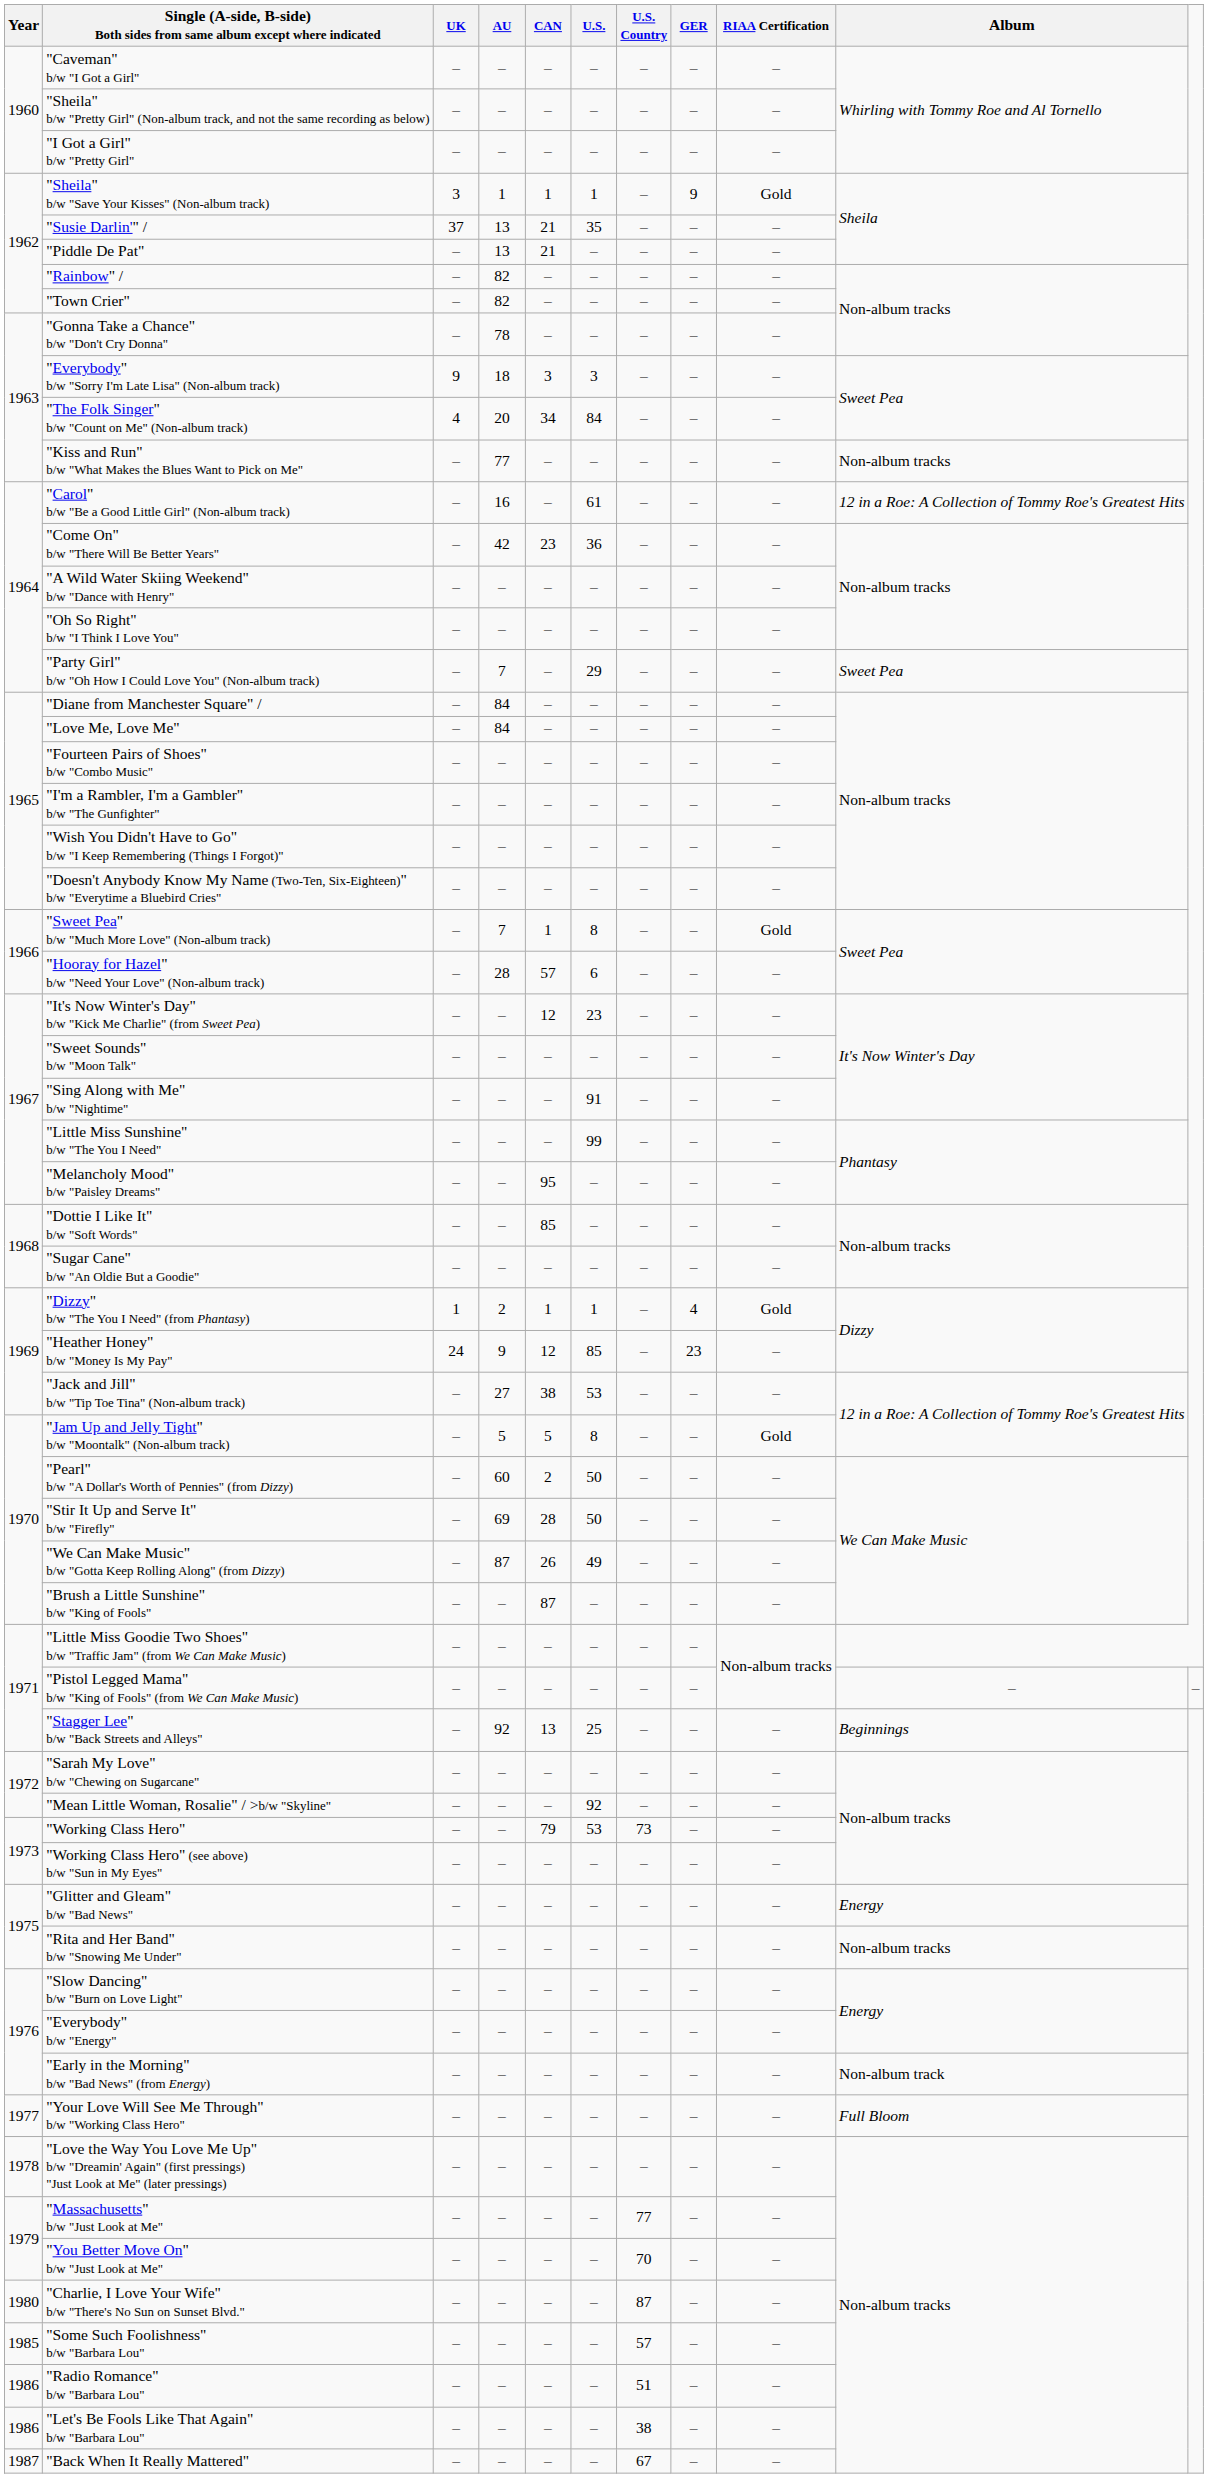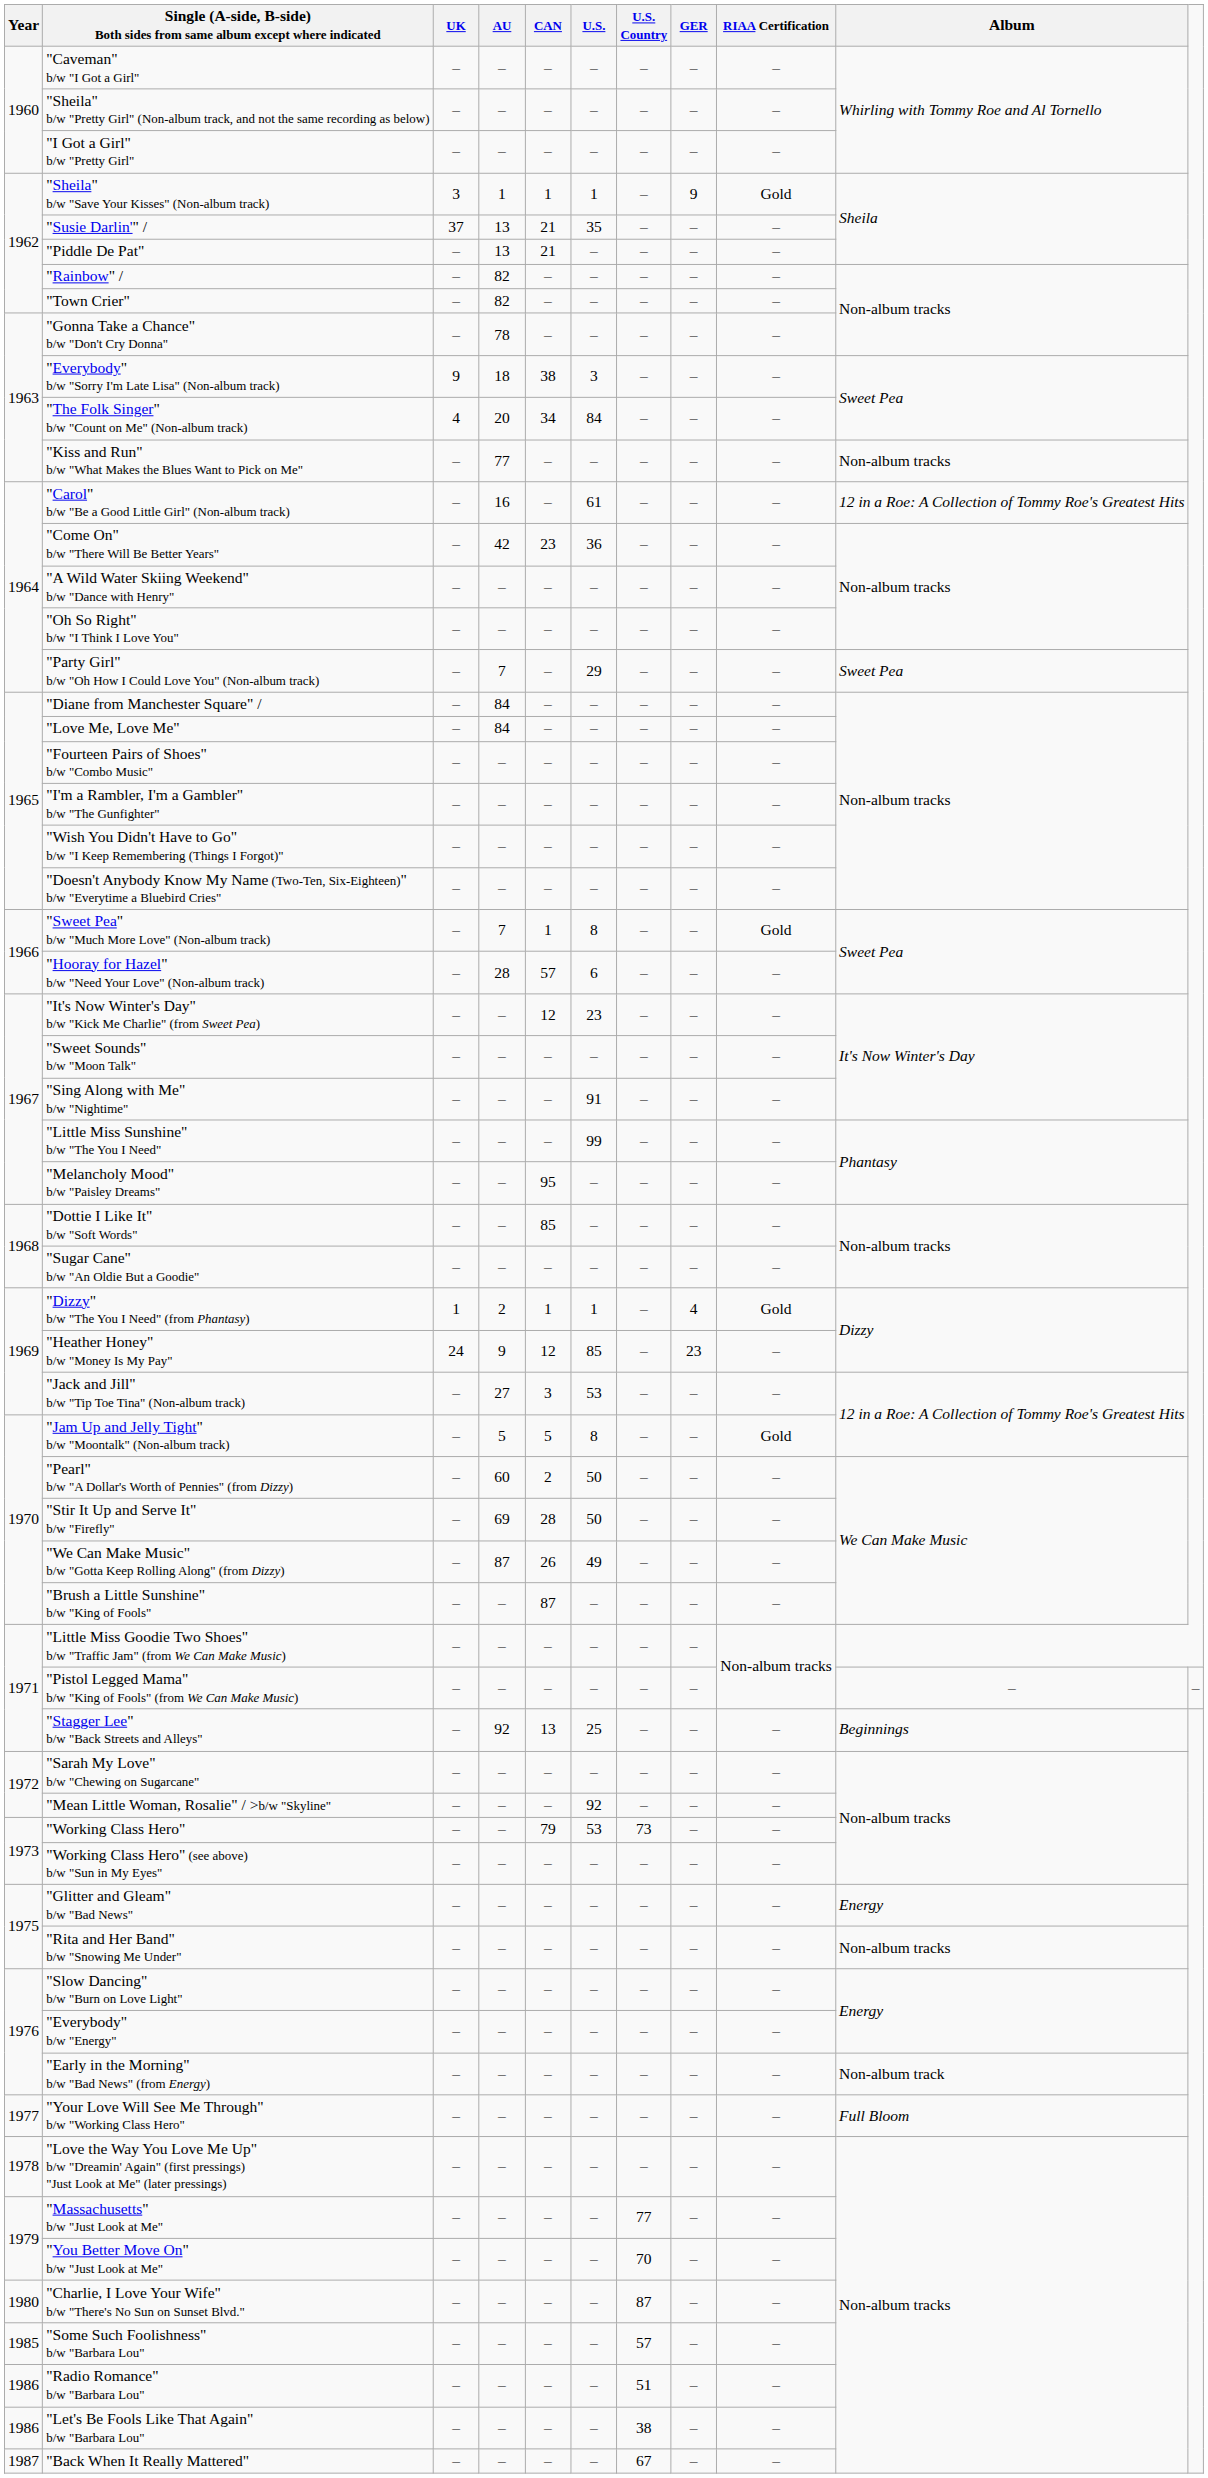(548, 376) 3 -> (548, 376) 38
(548, 1393) 38 -> (548, 1393) 3
